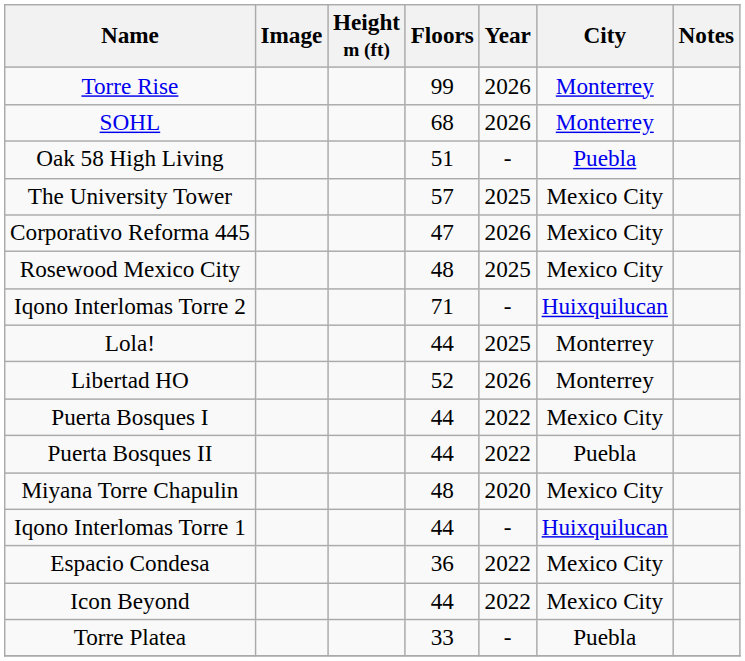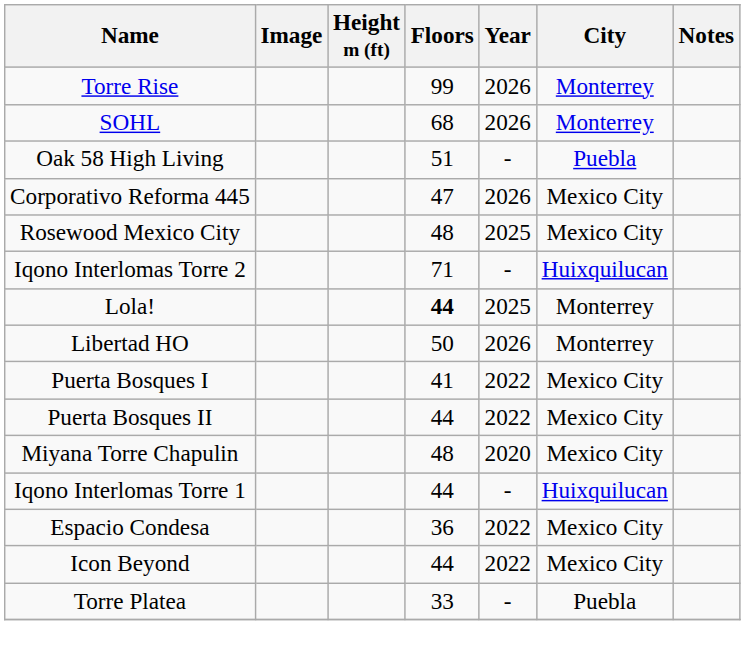- row: (130, 196)
(442, 343) normal -> (442, 306) bold
(442, 380) 52 -> (442, 343) 50
(442, 416) 44 -> (442, 380) 41
(605, 453) Puebla -> (605, 416) Mexico City
